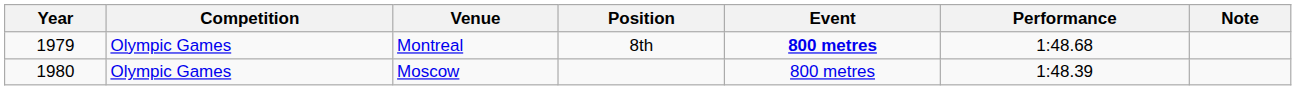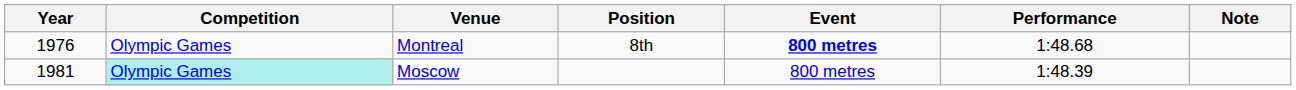(56, 45) 1979 -> (56, 45) 1976
(56, 72) 1980 -> (56, 72) 1981
(171, 72) no background -> (171, 72) paleturquoise background
